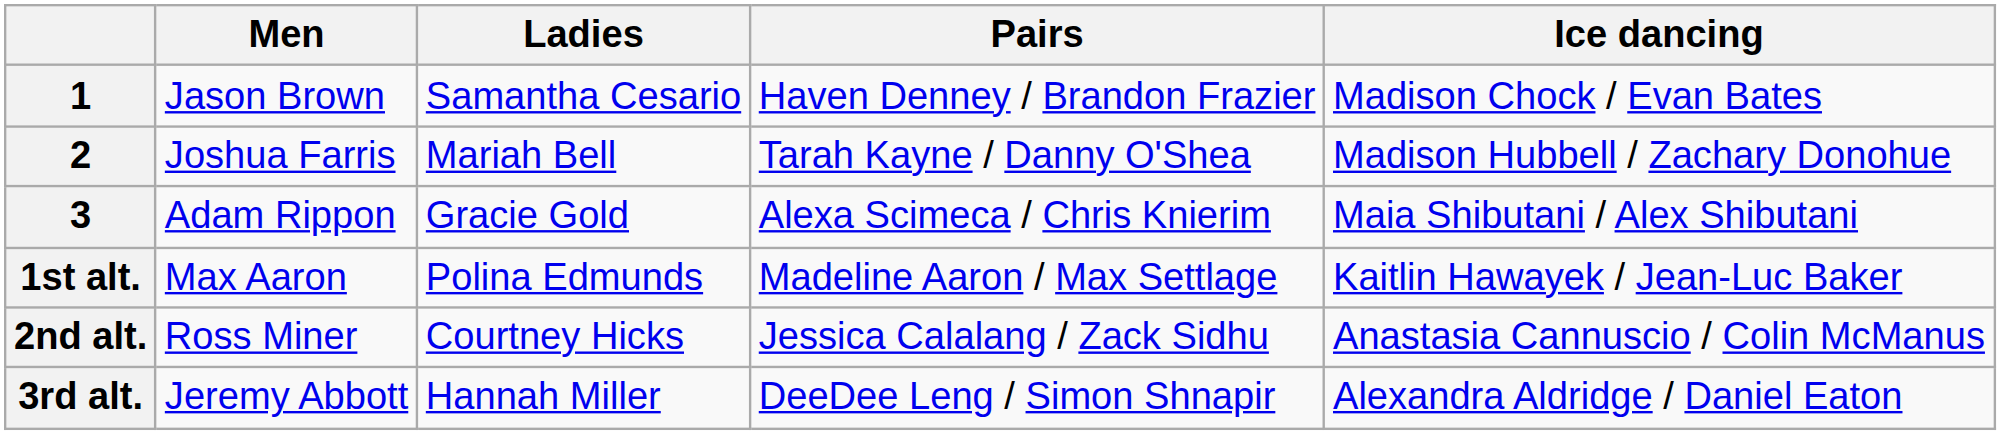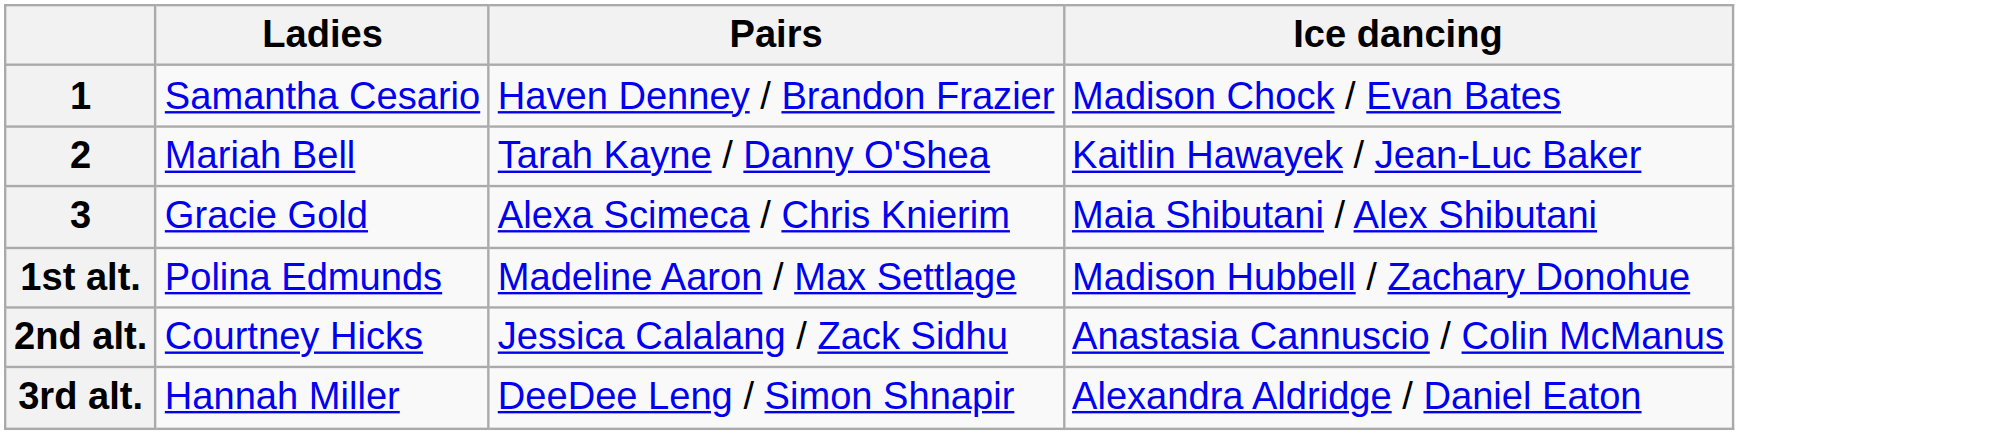- column: (287, 34)
(1642, 155) Madison Hubbell / Zachary Donohue -> (1357, 155) Kaitlin Hawayek / Jean-Luc Baker
(1618, 276) Kaitlin Hawayek / Jean-Luc Baker -> (1381, 276) Madison Hubbell / Zachary Donohue
